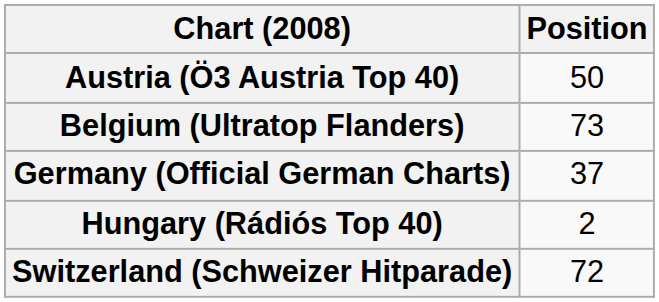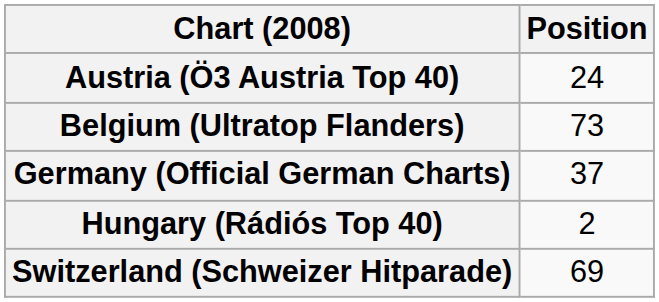(587, 77) 50 -> (587, 77) 24
(587, 272) 72 -> (587, 272) 69
